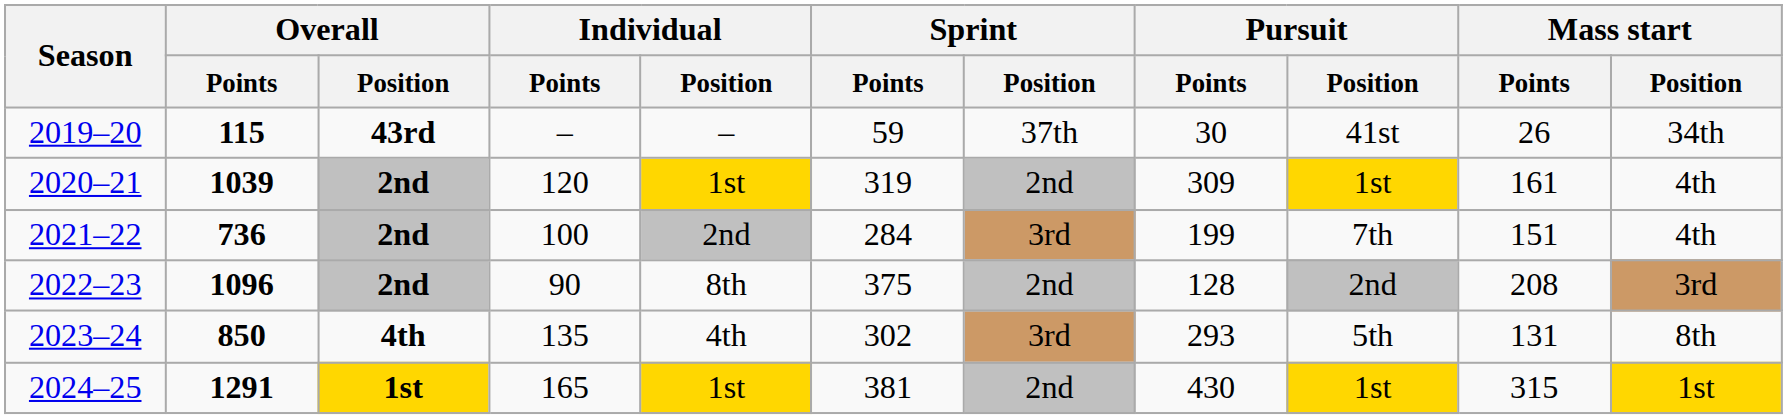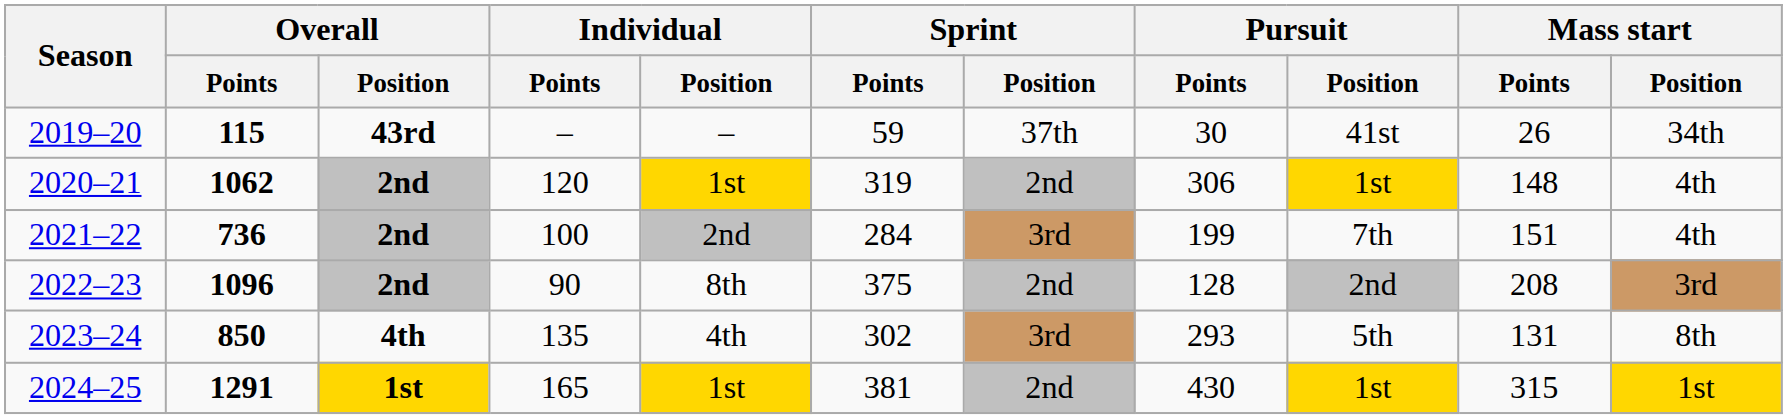(242, 183) 1039 -> (242, 183) 1062
(1211, 183) 309 -> (1211, 183) 306
(1534, 183) 161 -> (1534, 183) 148
